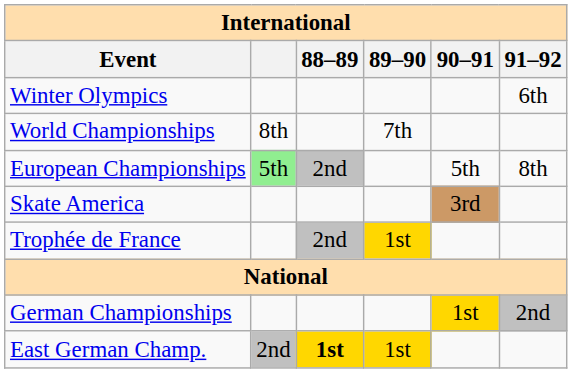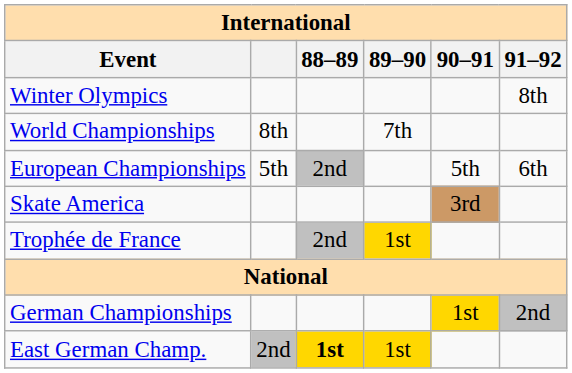(533, 95) 6th -> (533, 95) 8th
(273, 167) lightgreen background -> (273, 167) no background
(533, 167) 8th -> (533, 167) 6th
